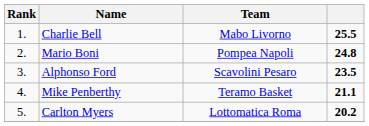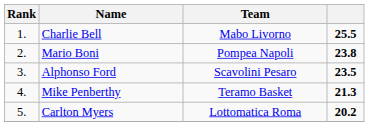(346, 53) 24.8 -> (346, 53) 23.8
(346, 92) 21.1 -> (346, 92) 21.3
